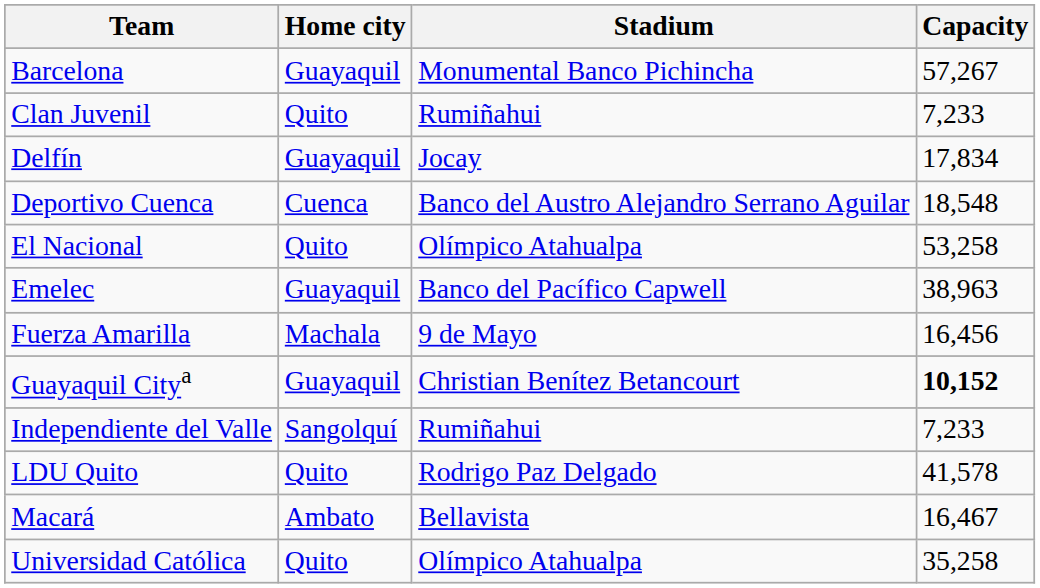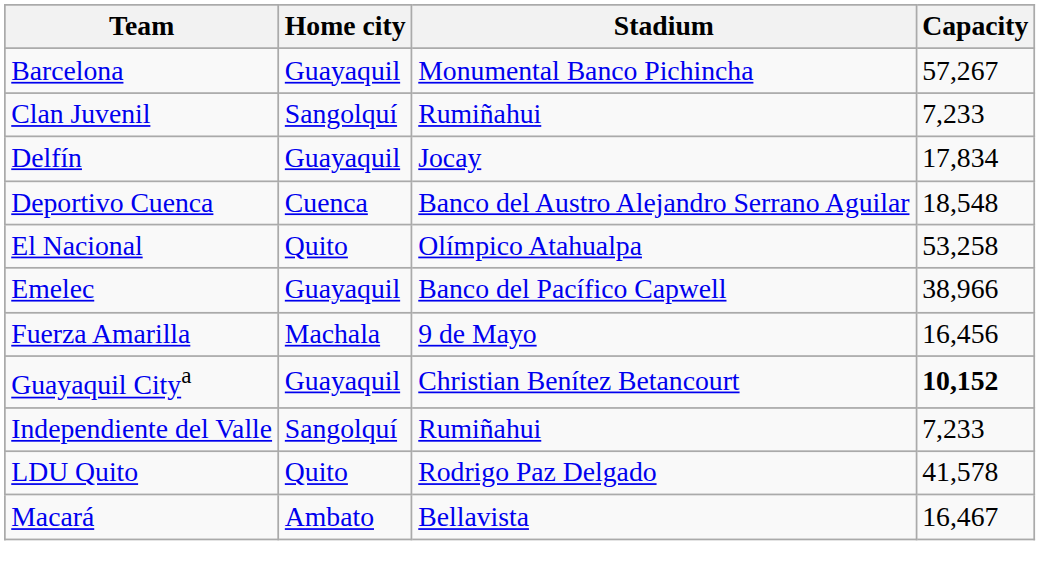(316, 114) Quito -> (341, 114) Sangolquí
(960, 289) 38,963 -> (960, 289) 38,966
- row: (128, 560)
